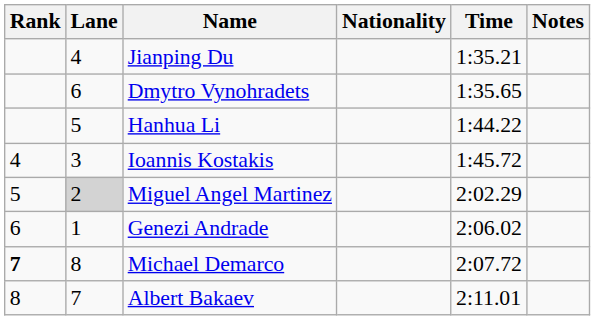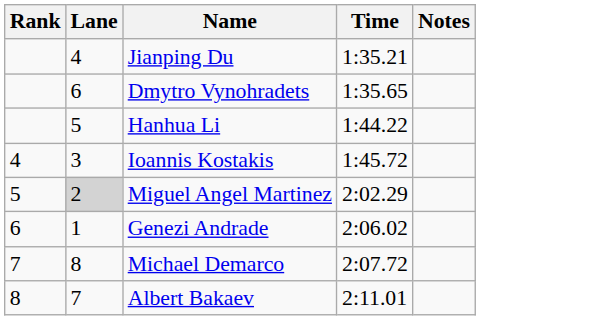- column: (394, 21)
(15, 263) bold -> (15, 263) normal
